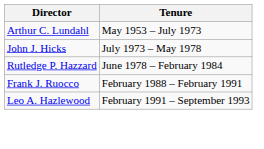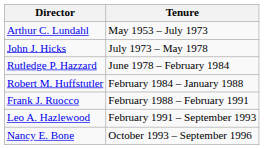+ row: (55, 83)
+ row: (40, 135)
